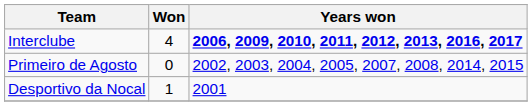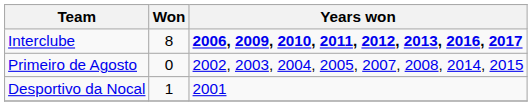(169, 41) 4 -> (169, 41) 8
